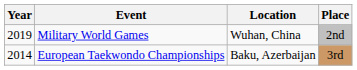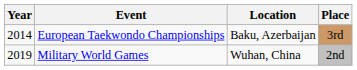rows swapped: (131, 55) <-> (93, 35)
